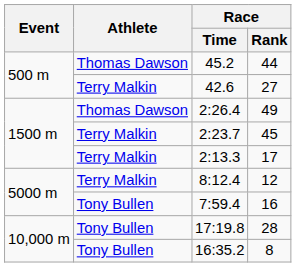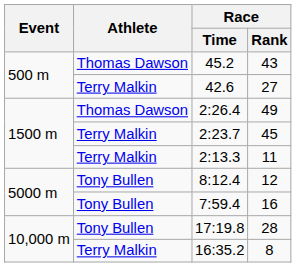(269, 63) 44 -> (269, 63) 43
(269, 157) 17 -> (269, 157) 11
(117, 181) Terry Malkin -> (115, 181) Tony Bullen
(115, 251) Tony Bullen -> (117, 251) Terry Malkin
